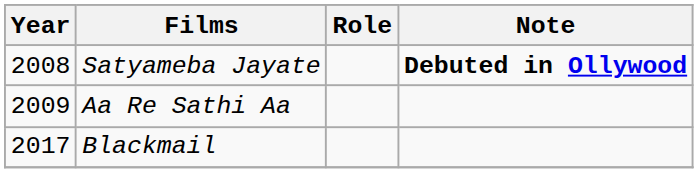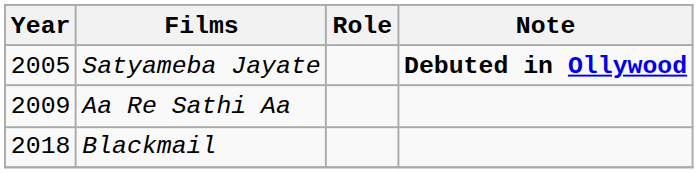(41, 66) 2008 -> (41, 66) 2005
(41, 147) 2017 -> (41, 147) 2018
